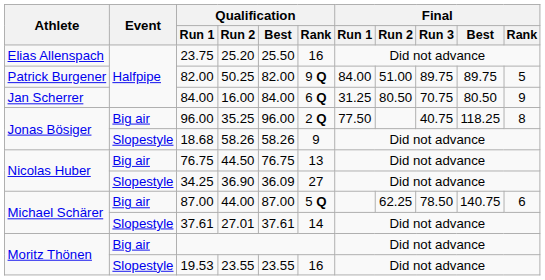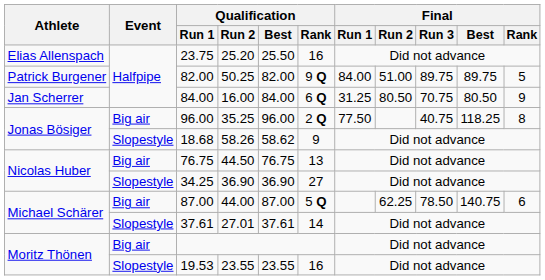(278, 140) 58.26 -> (278, 140) 58.62
(278, 182) 36.09 -> (278, 182) 36.90
